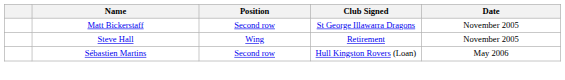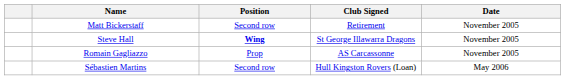(366, 25) St George Illawarra Dragons -> (366, 25) Retirement
(255, 39) normal -> (255, 39) bold
(366, 39) Retirement -> (366, 39) St George Illawarra Dragons
+ row: (116, 53)
